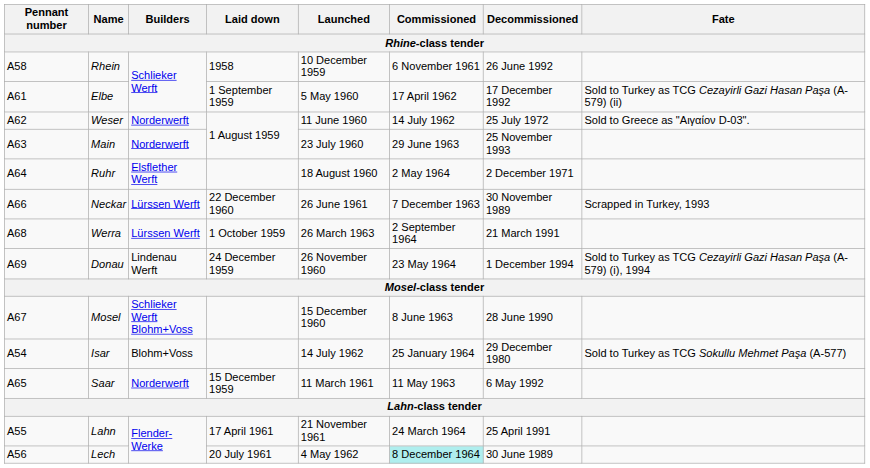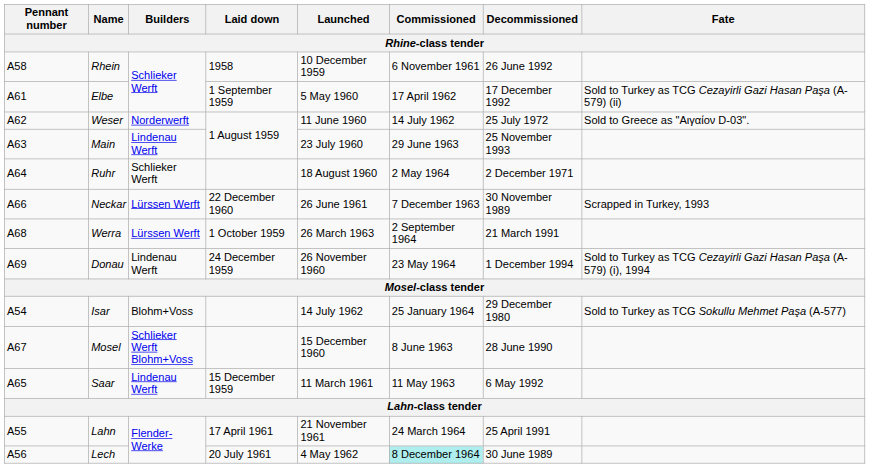(160, 144) Norderwerft -> (154, 144) Lindenau Werft
(154, 174) Elsflether Werft -> (154, 174) Schlieker Werft
rows swapped: (106, 317) <-> (100, 353)
(160, 383) Norderwerft -> (154, 383) Lindenau Werft
